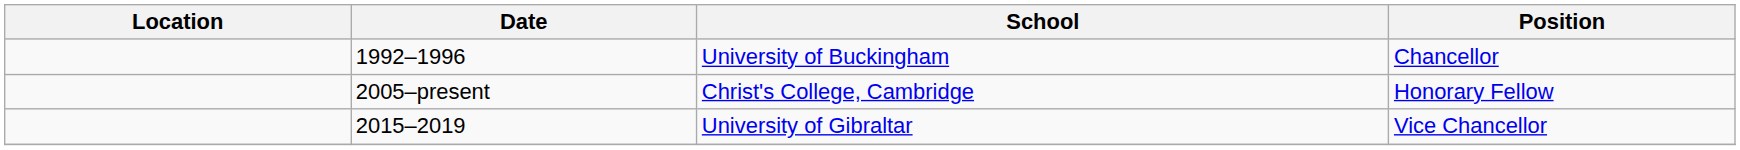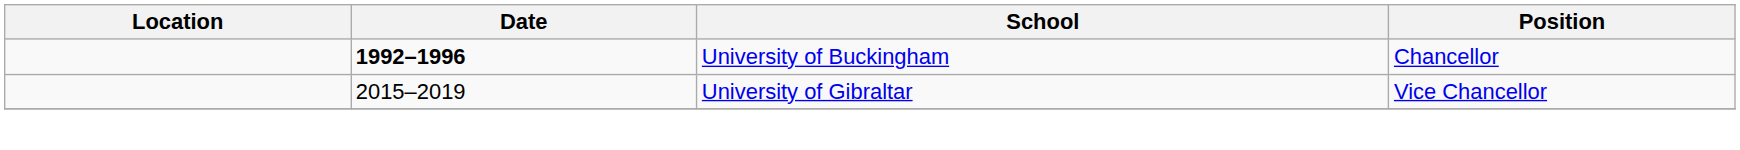(411, 56) normal -> (411, 56) bold
- row: (838, 91)
